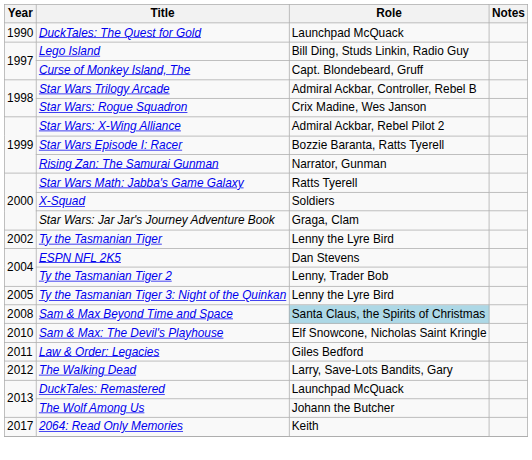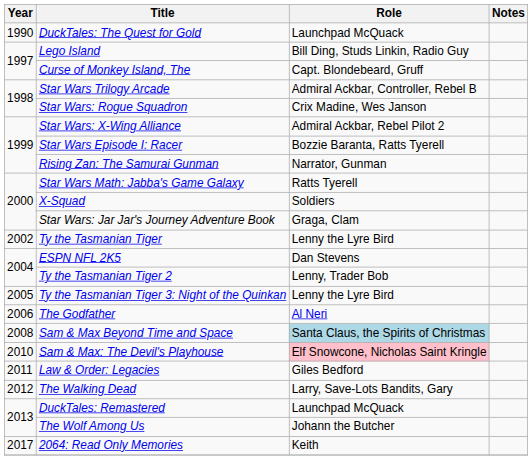+ row: (77, 314)
(389, 333) no background -> (389, 351) pink background
